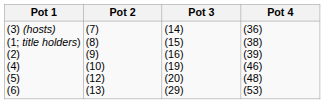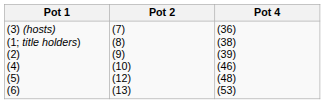- column: (201, 13)
